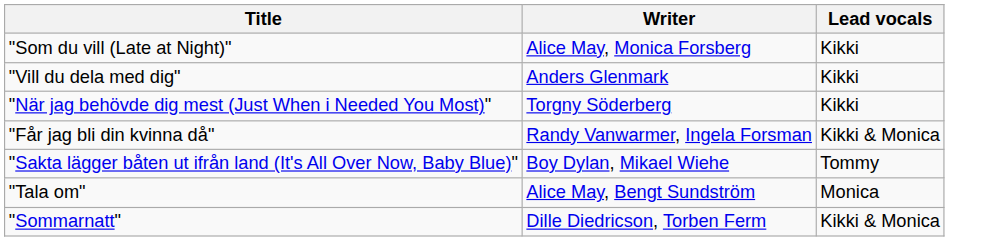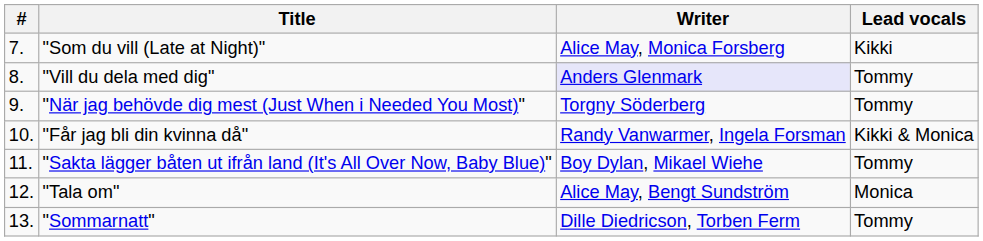+ column: (21, 18)
(597, 76) no background -> (631, 76) lavender background
(840, 76) Kikki -> (884, 76) Tommy
(840, 105) Kikki -> (884, 105) Tommy
(880, 221) Kikki & Monica -> (884, 221) Tommy
